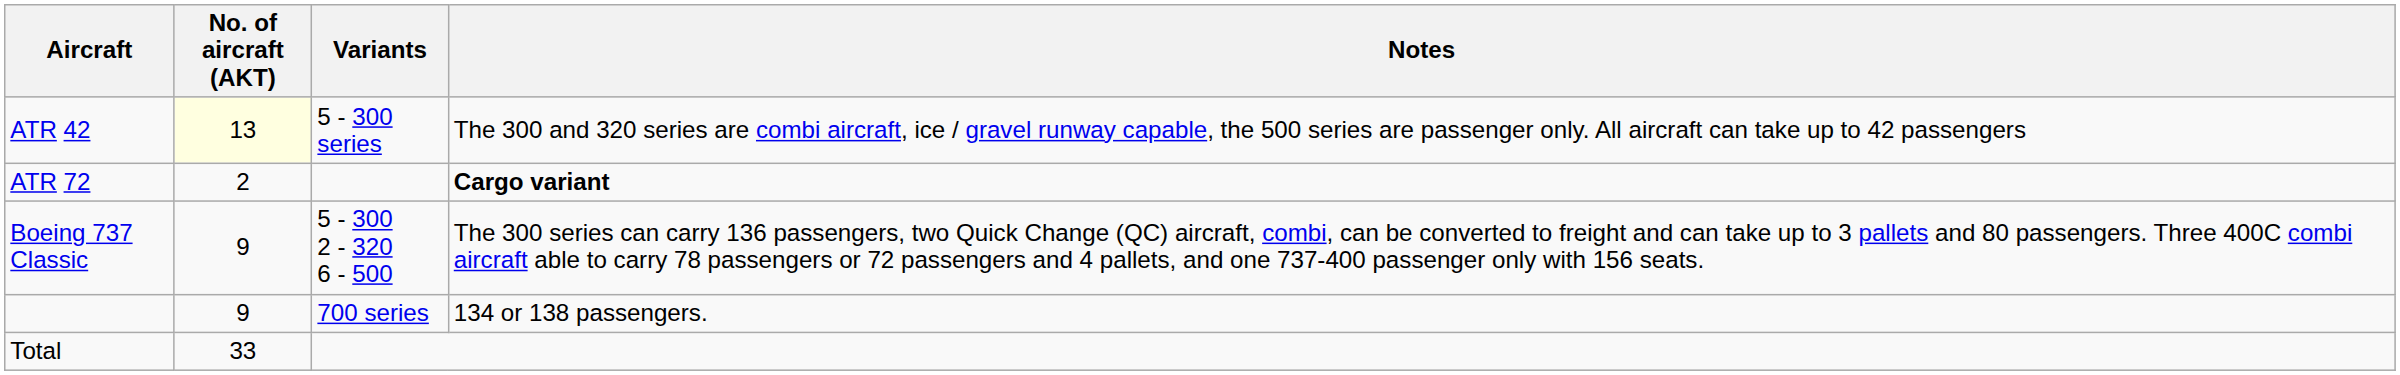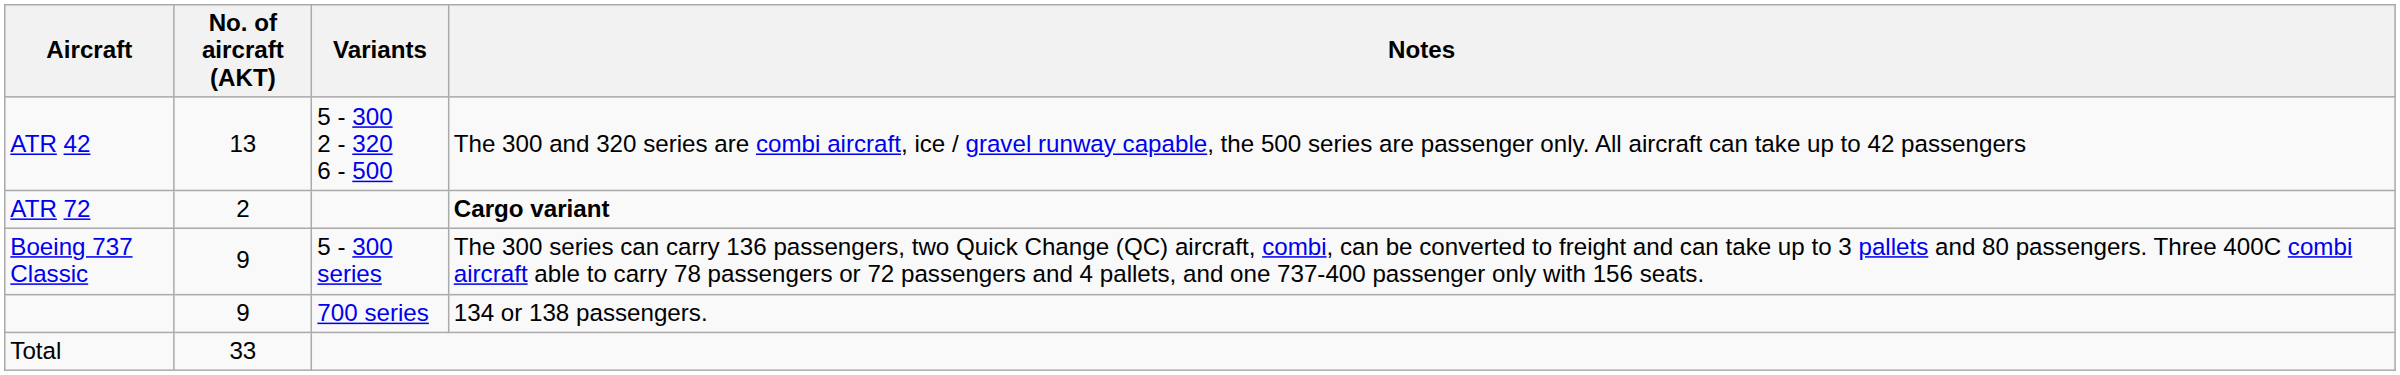(243, 129) lightyellow background -> (243, 143) no background
(355, 129) 5 - 300 series -> (355, 143) 5 - 300 2 - 320 6 - 500
(355, 247) 5 - 300 2 - 320 6 - 500 -> (355, 260) 5 - 300 series
